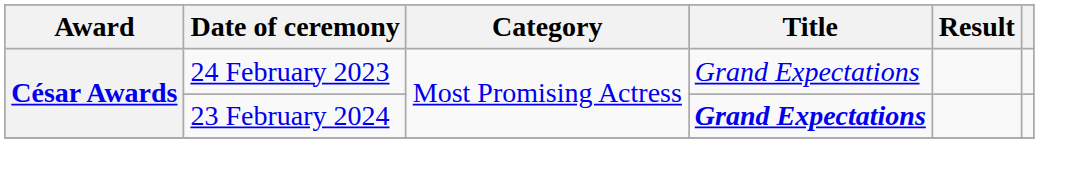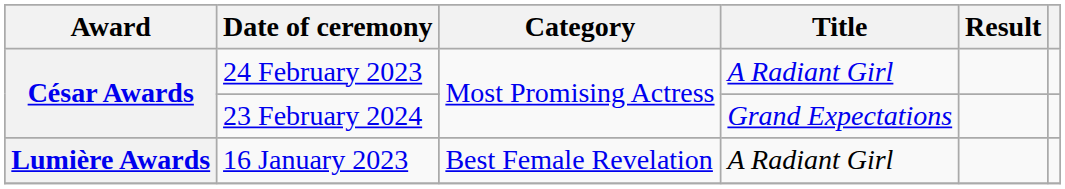(807, 71) Grand Expectations -> (810, 71) A Radiant Girl
(810, 115) bold -> (840, 115) normal
+ row: (316, 159)
